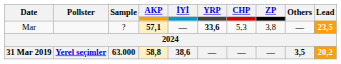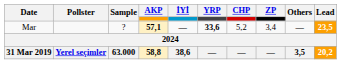(241, 27) 5,3 -> (241, 27) 5,2
(271, 27) 3,8 -> (271, 27) 3,4
